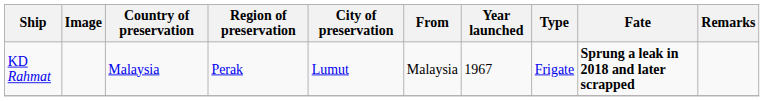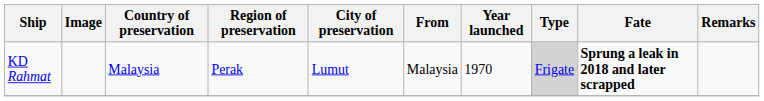(478, 68) 1967 -> (478, 68) 1970
(554, 68) no background -> (554, 68) lightgrey background
